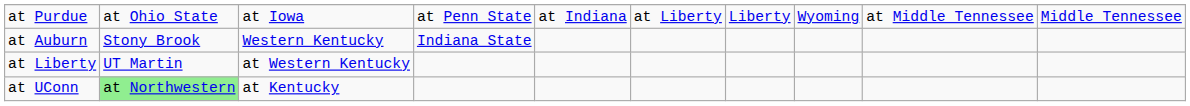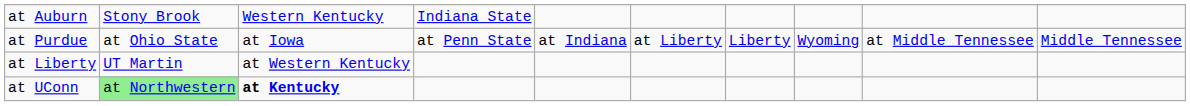rows swapped: (48, 17) <-> (48, 40)
(291, 88) normal -> (291, 88) bold
